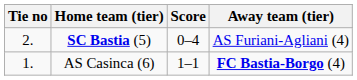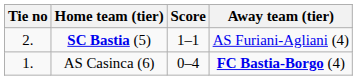(188, 39) 0–4 -> (188, 39) 1–1
(188, 63) 1–1 -> (188, 63) 0–4
